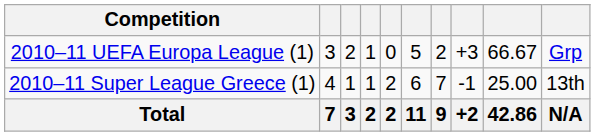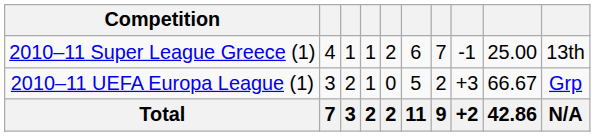rows swapped: (162, 83) <-> (162, 51)
